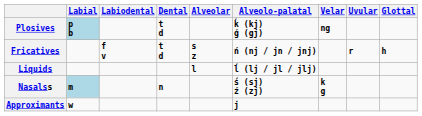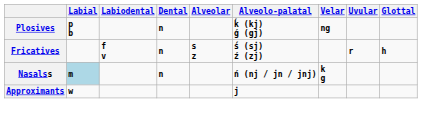(71, 29) lightblue background -> (71, 29) no background
(161, 29) t d -> (161, 29) n
(161, 51) t d -> (161, 51) n
(275, 51) ń (nj / jn / jnj) -> (249, 51) ś (sj) ź (zj)
- row: (35, 69)
(249, 87) ś (sj) ź (zj) -> (275, 74) ń (nj / jn / jnj)
